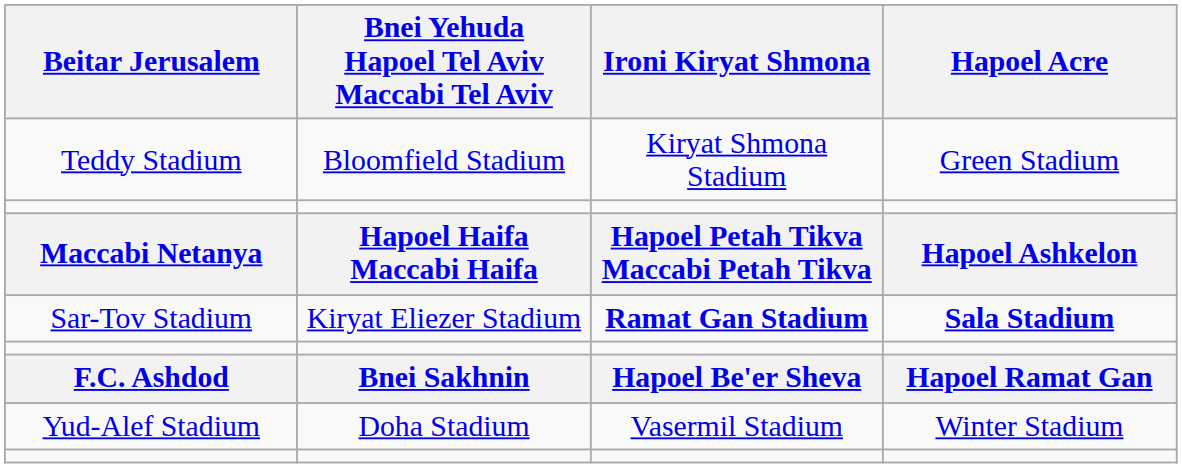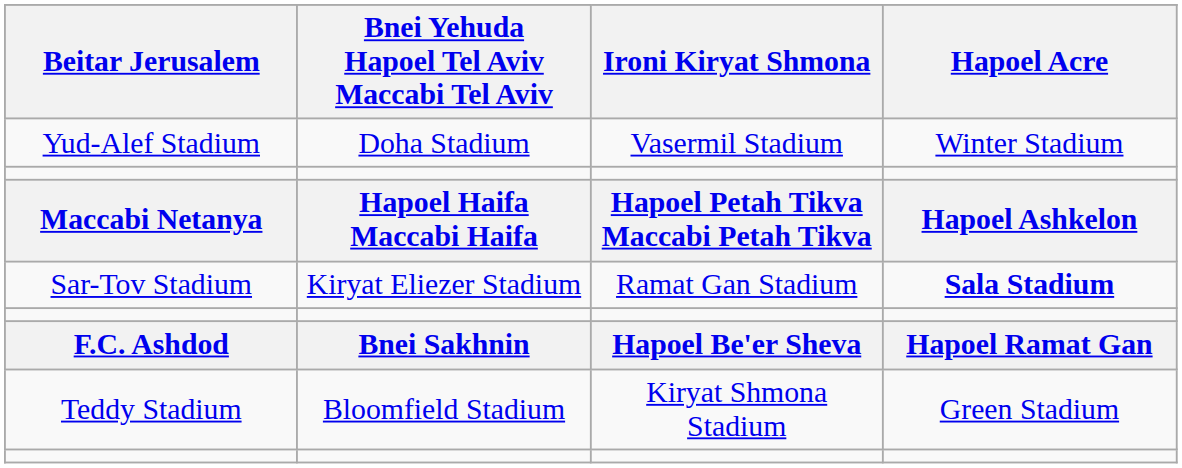rows swapped: (151, 158) <-> (151, 425)
(737, 317) bold -> (737, 283) normal
